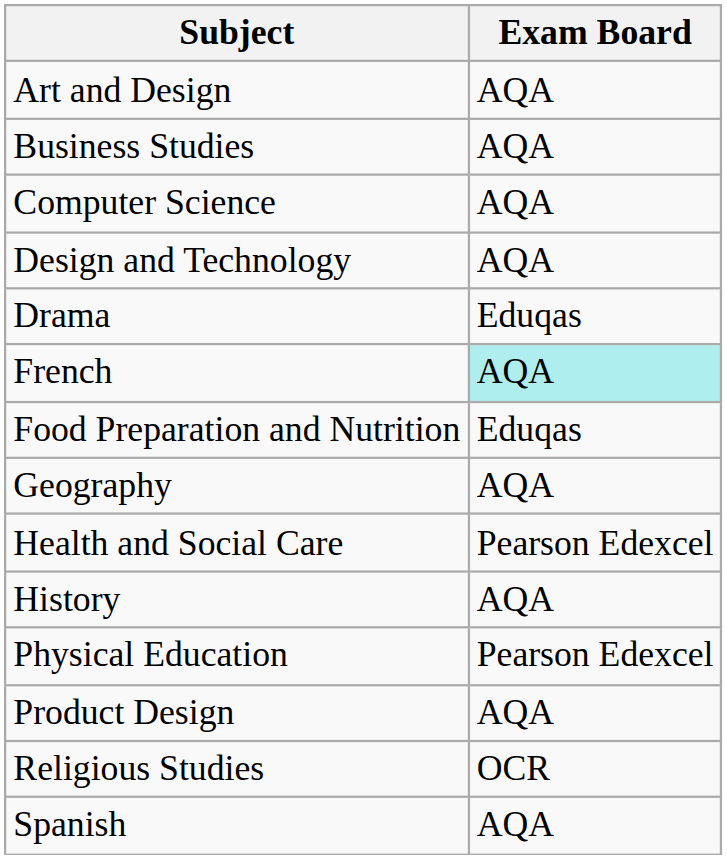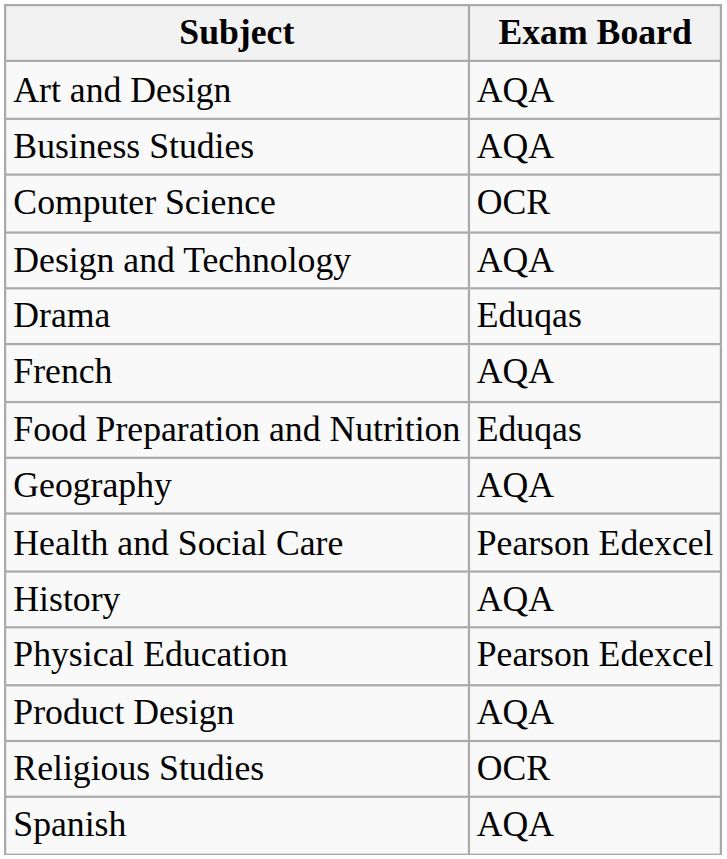(515, 202) AQA -> (513, 202) OCR
(515, 372) paleturquoise background -> (515, 372) no background
